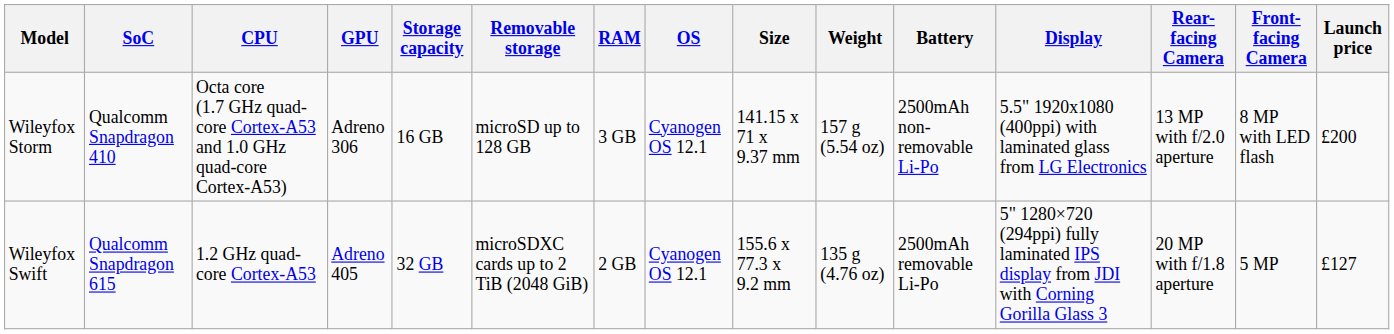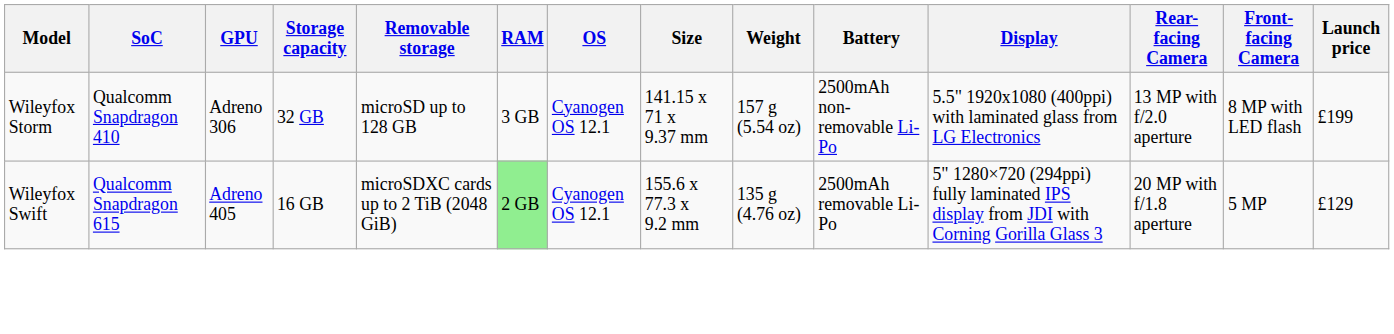- column: (260, 38)
(420, 136) 16 GB -> (300, 116) 32 GB
(1339, 136) £200 -> (1335, 116) £199
(420, 264) 32 GB -> (300, 204) 16 GB
(617, 264) no background -> (520, 204) lightgreen background
(1339, 264) £127 -> (1335, 204) £129
